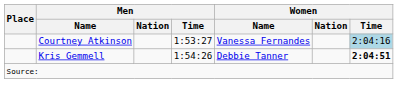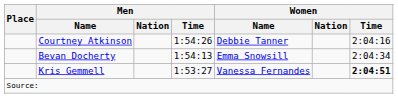(193, 42) 1:53:27 -> (193, 42) 1:54:26
(263, 42) Vanessa Fernandes -> (252, 42) Debbie Tanner
(371, 42) lightblue background -> (371, 42) no background
+ row: (77, 56)
(193, 56) 1:54:26 -> (193, 71) 1:53:27
(252, 56) Debbie Tanner -> (263, 71) Vanessa Fernandes
